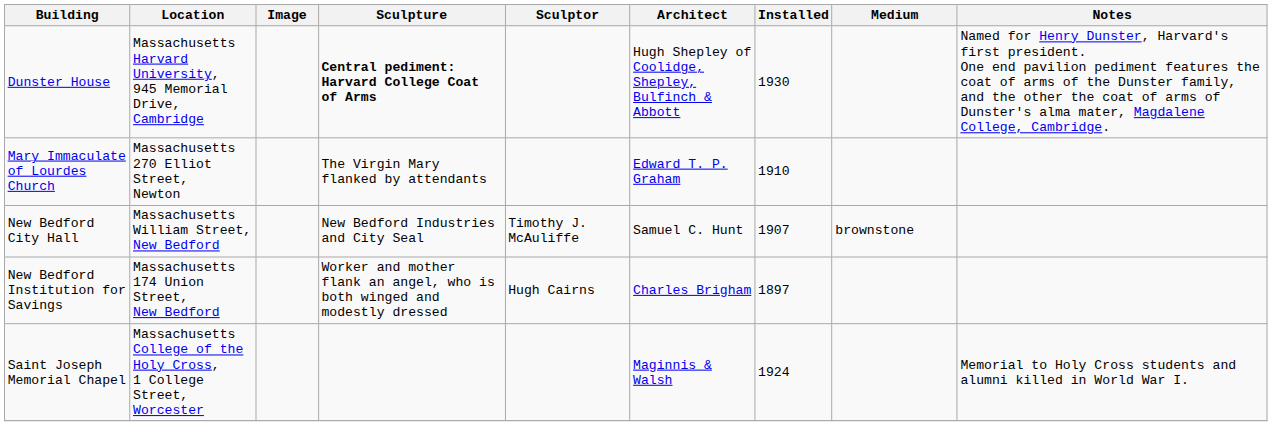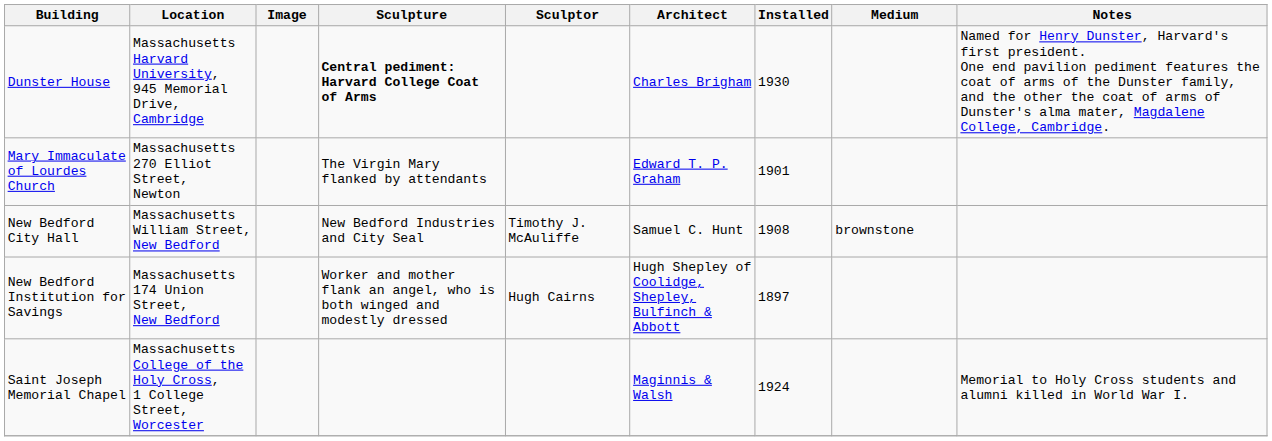(692, 82) Hugh Shepley of Coolidge, Shepley, Bulfinch & Abbott -> (692, 82) Charles Brigham
(774, 172) 1910 -> (774, 172) 1901
(774, 231) 1907 -> (774, 231) 1908
(692, 290) Charles Brigham -> (692, 298) Hugh Shepley of Coolidge, Shepley, Bulfinch & Abbott
